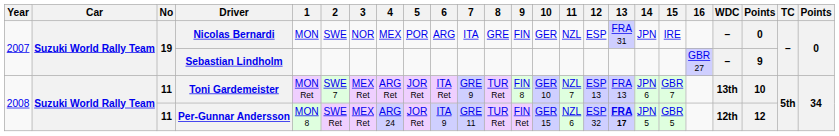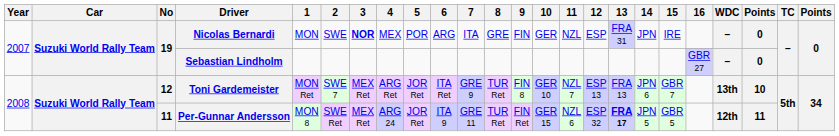(363, 35) normal -> (363, 35) bold
(760, 62) 9 -> (760, 62) 0
(166, 90) 11 -> (166, 90) 12
(760, 117) 12 -> (760, 117) 11
